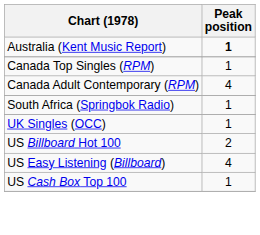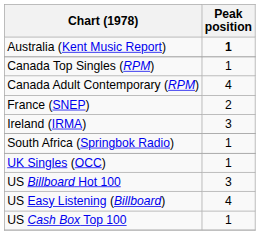+ row: (48, 104)
+ row: (47, 124)
(228, 143) 2 -> (228, 182) 3
